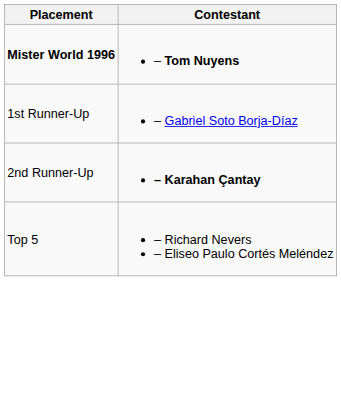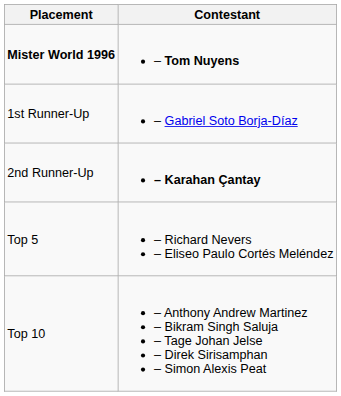+ row: (26, 334)
